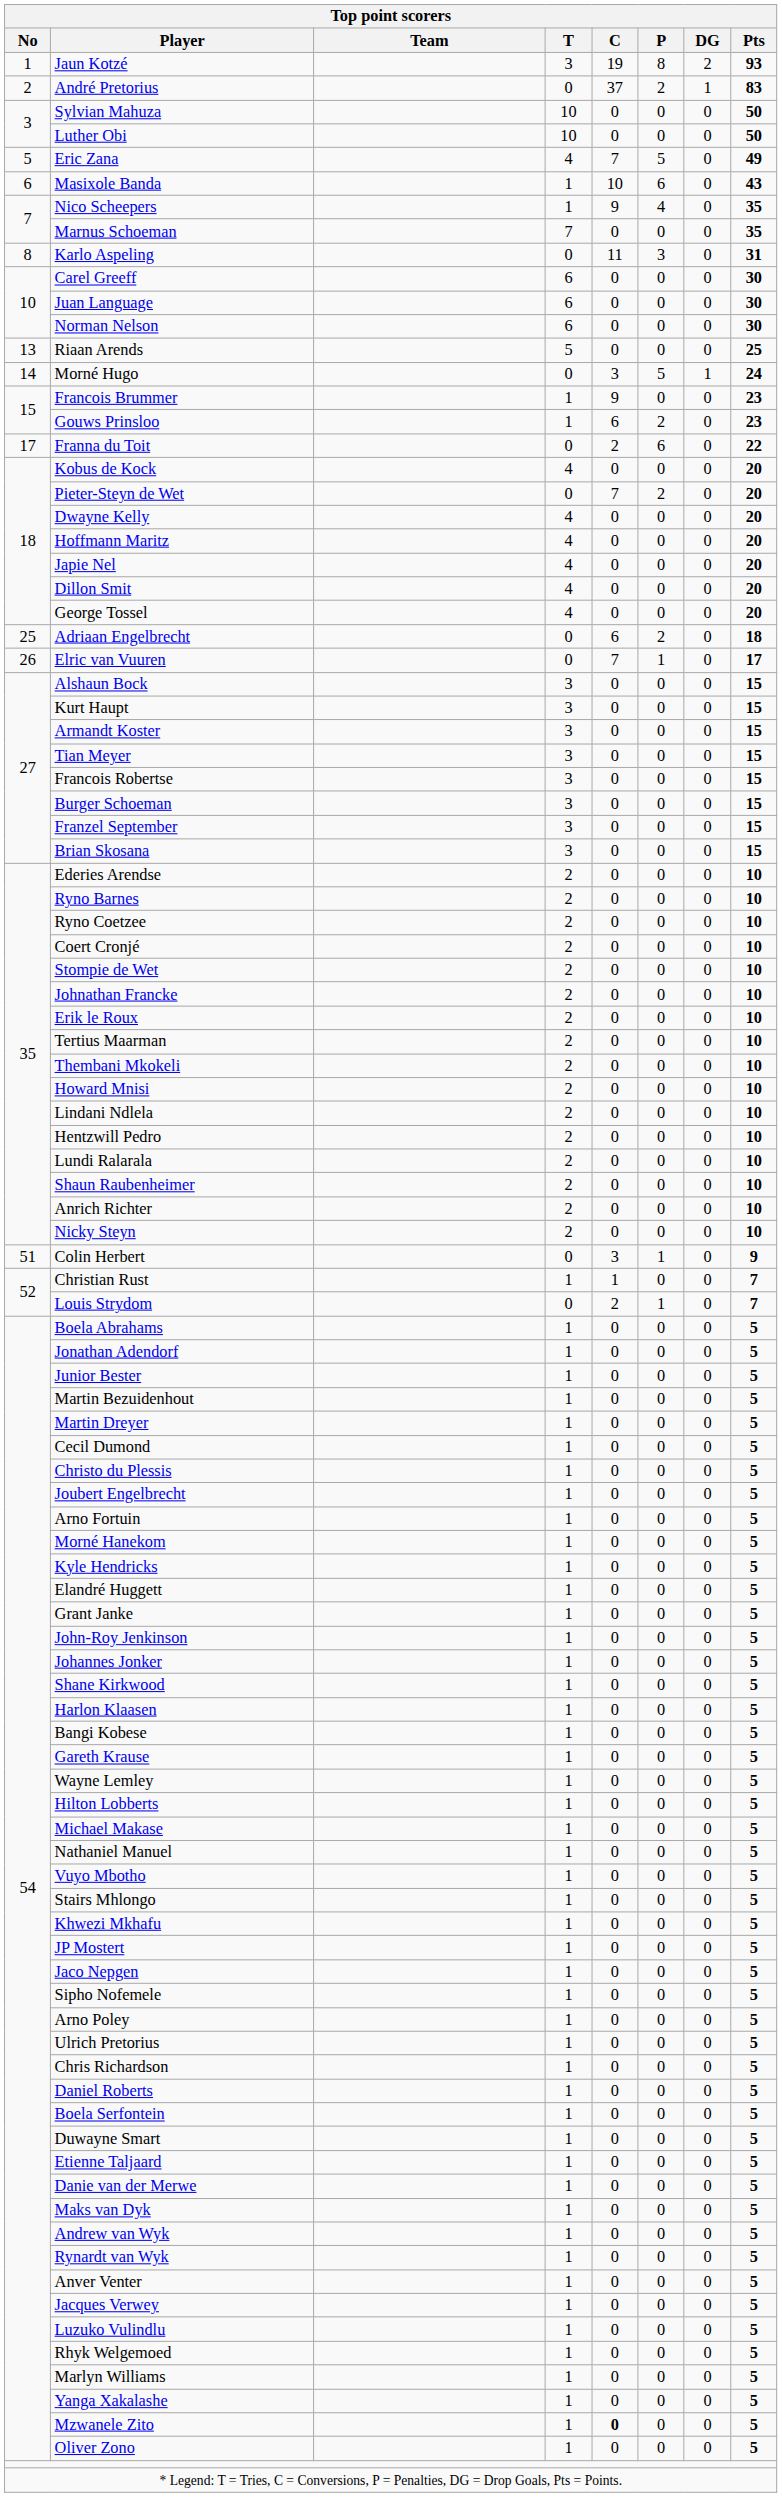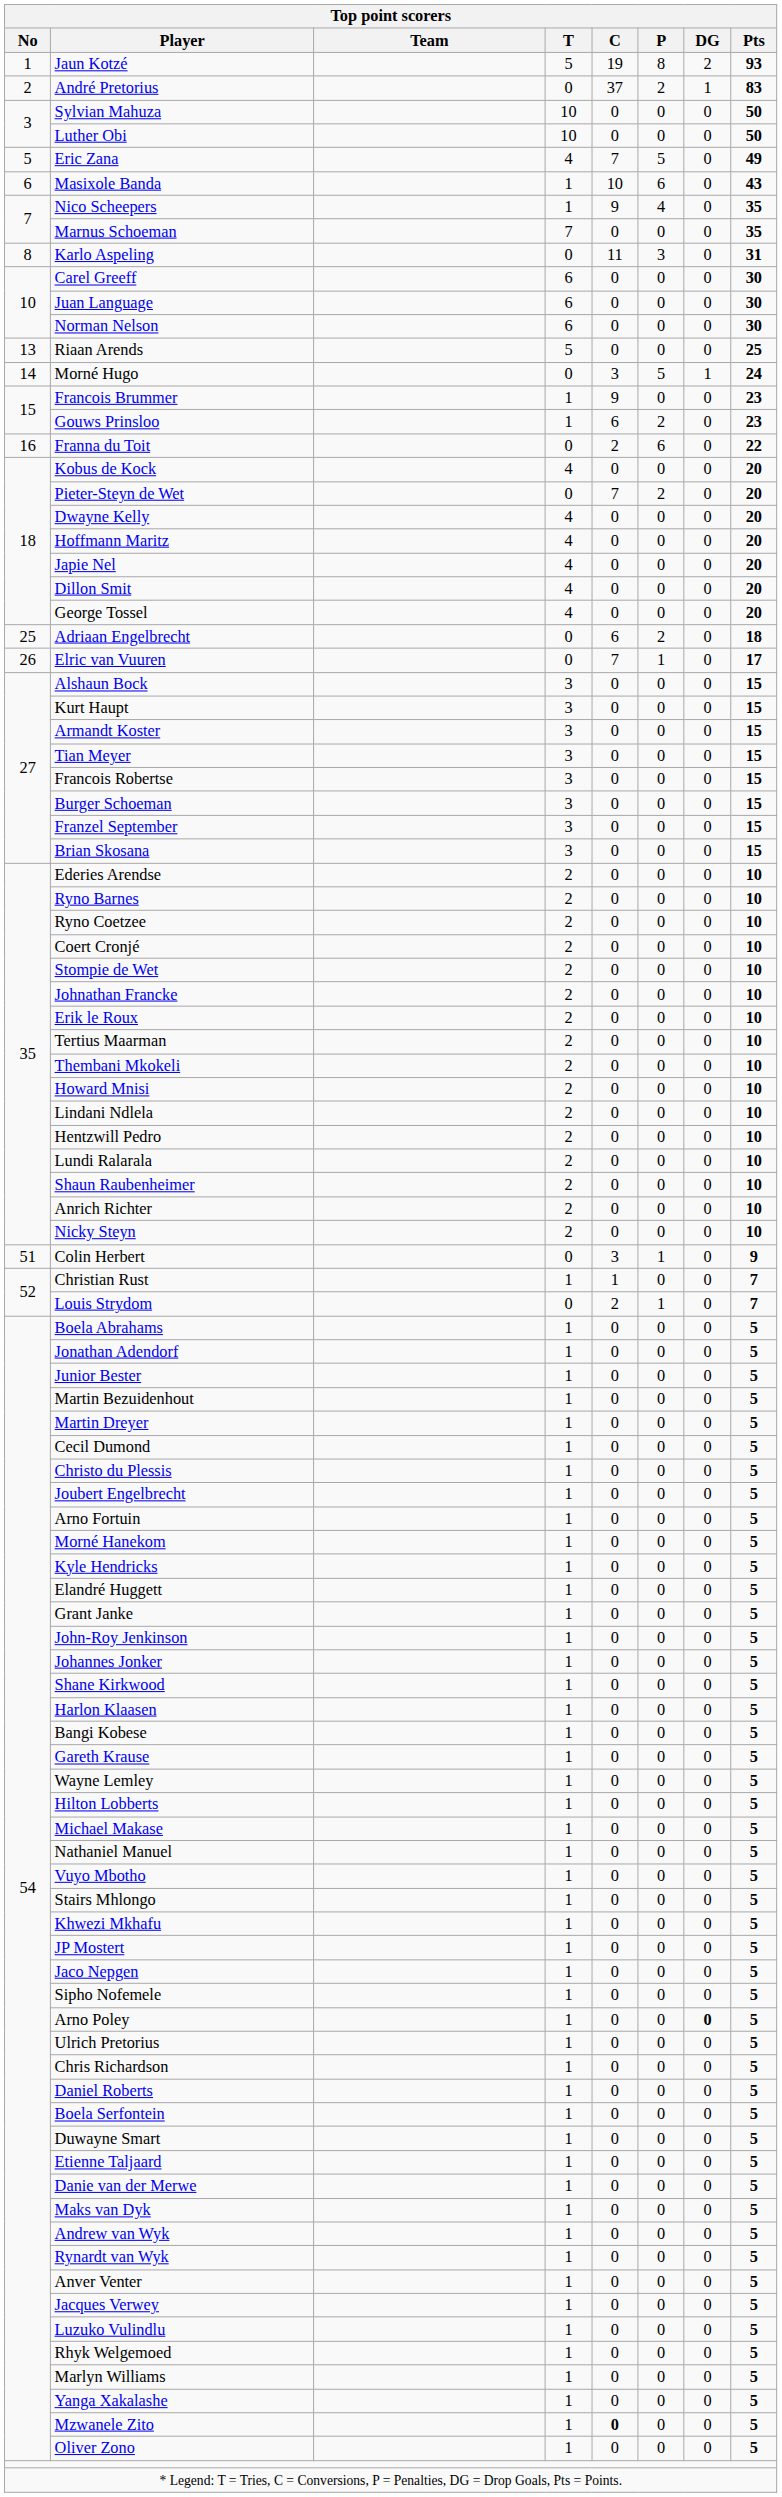(568, 64) 3 -> (568, 64) 5
(28, 445) 17 -> (28, 445) 16
(707, 2019) normal -> (707, 2019) bold
